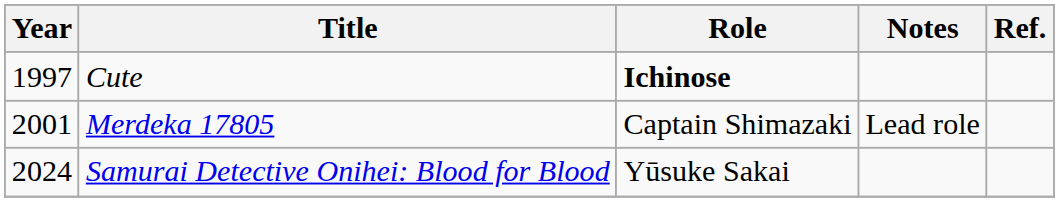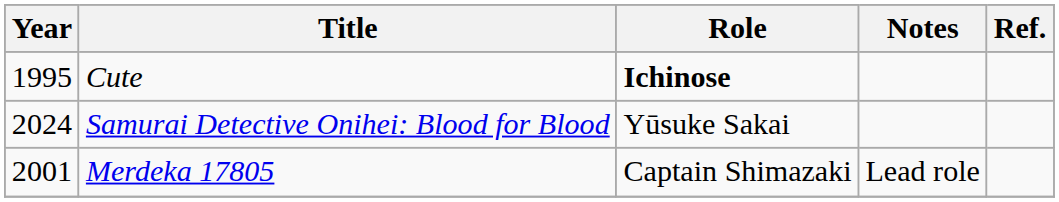(42, 76) 1997 -> (42, 76) 1995
rows swapped: (180, 123) <-> (348, 171)
